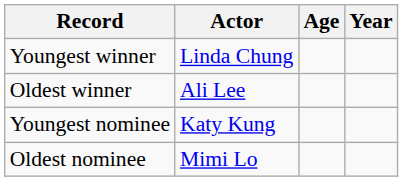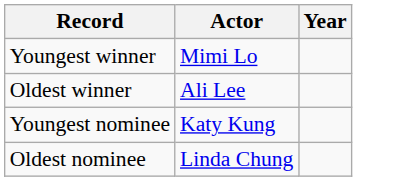- column: (321, 21)
(237, 55) Linda Chung -> (219, 55) Mimi Lo
(219, 158) Mimi Lo -> (237, 158) Linda Chung
